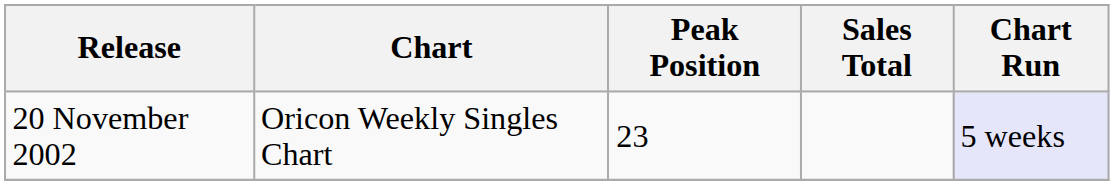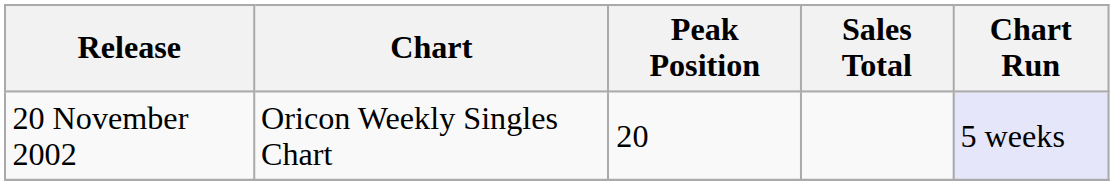(632, 135) 23 -> (632, 135) 20
